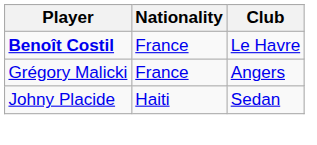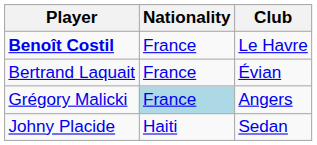+ row: (72, 72)
(162, 72) no background -> (170, 99) lightblue background
